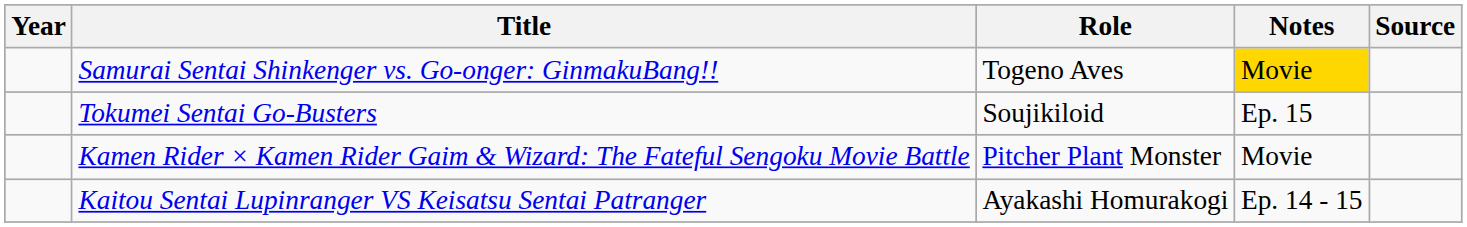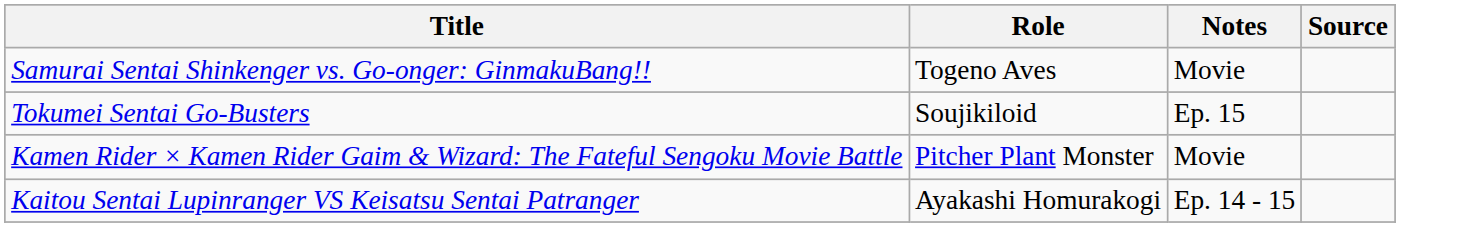- column: (39, 26)
(1277, 69) gold background -> (1209, 69) no background
